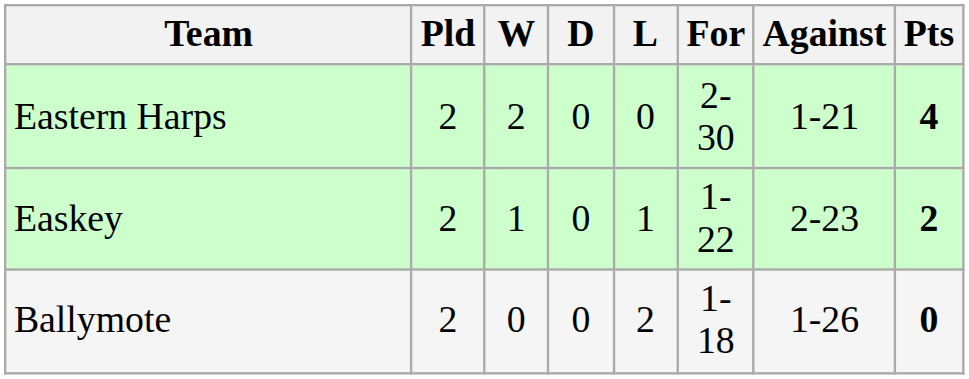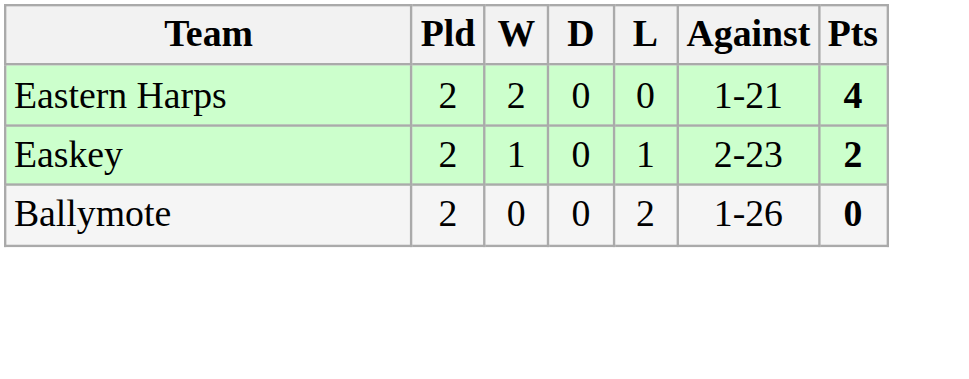- column: (716, 34)
